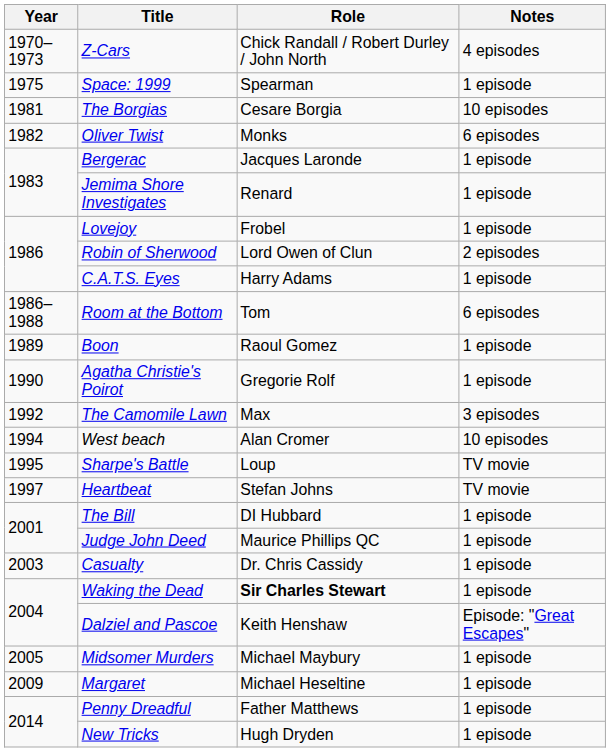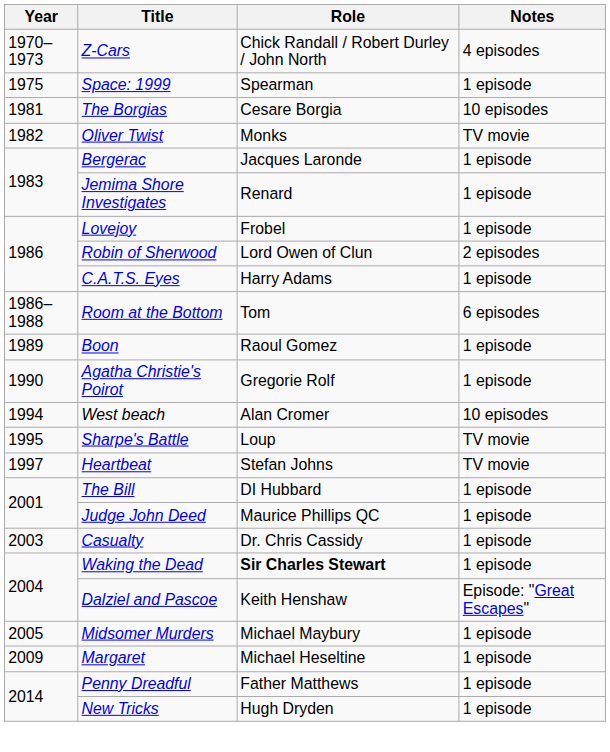(501, 135) 6 episodes -> (496, 135) TV movie
- row: (154, 414)
